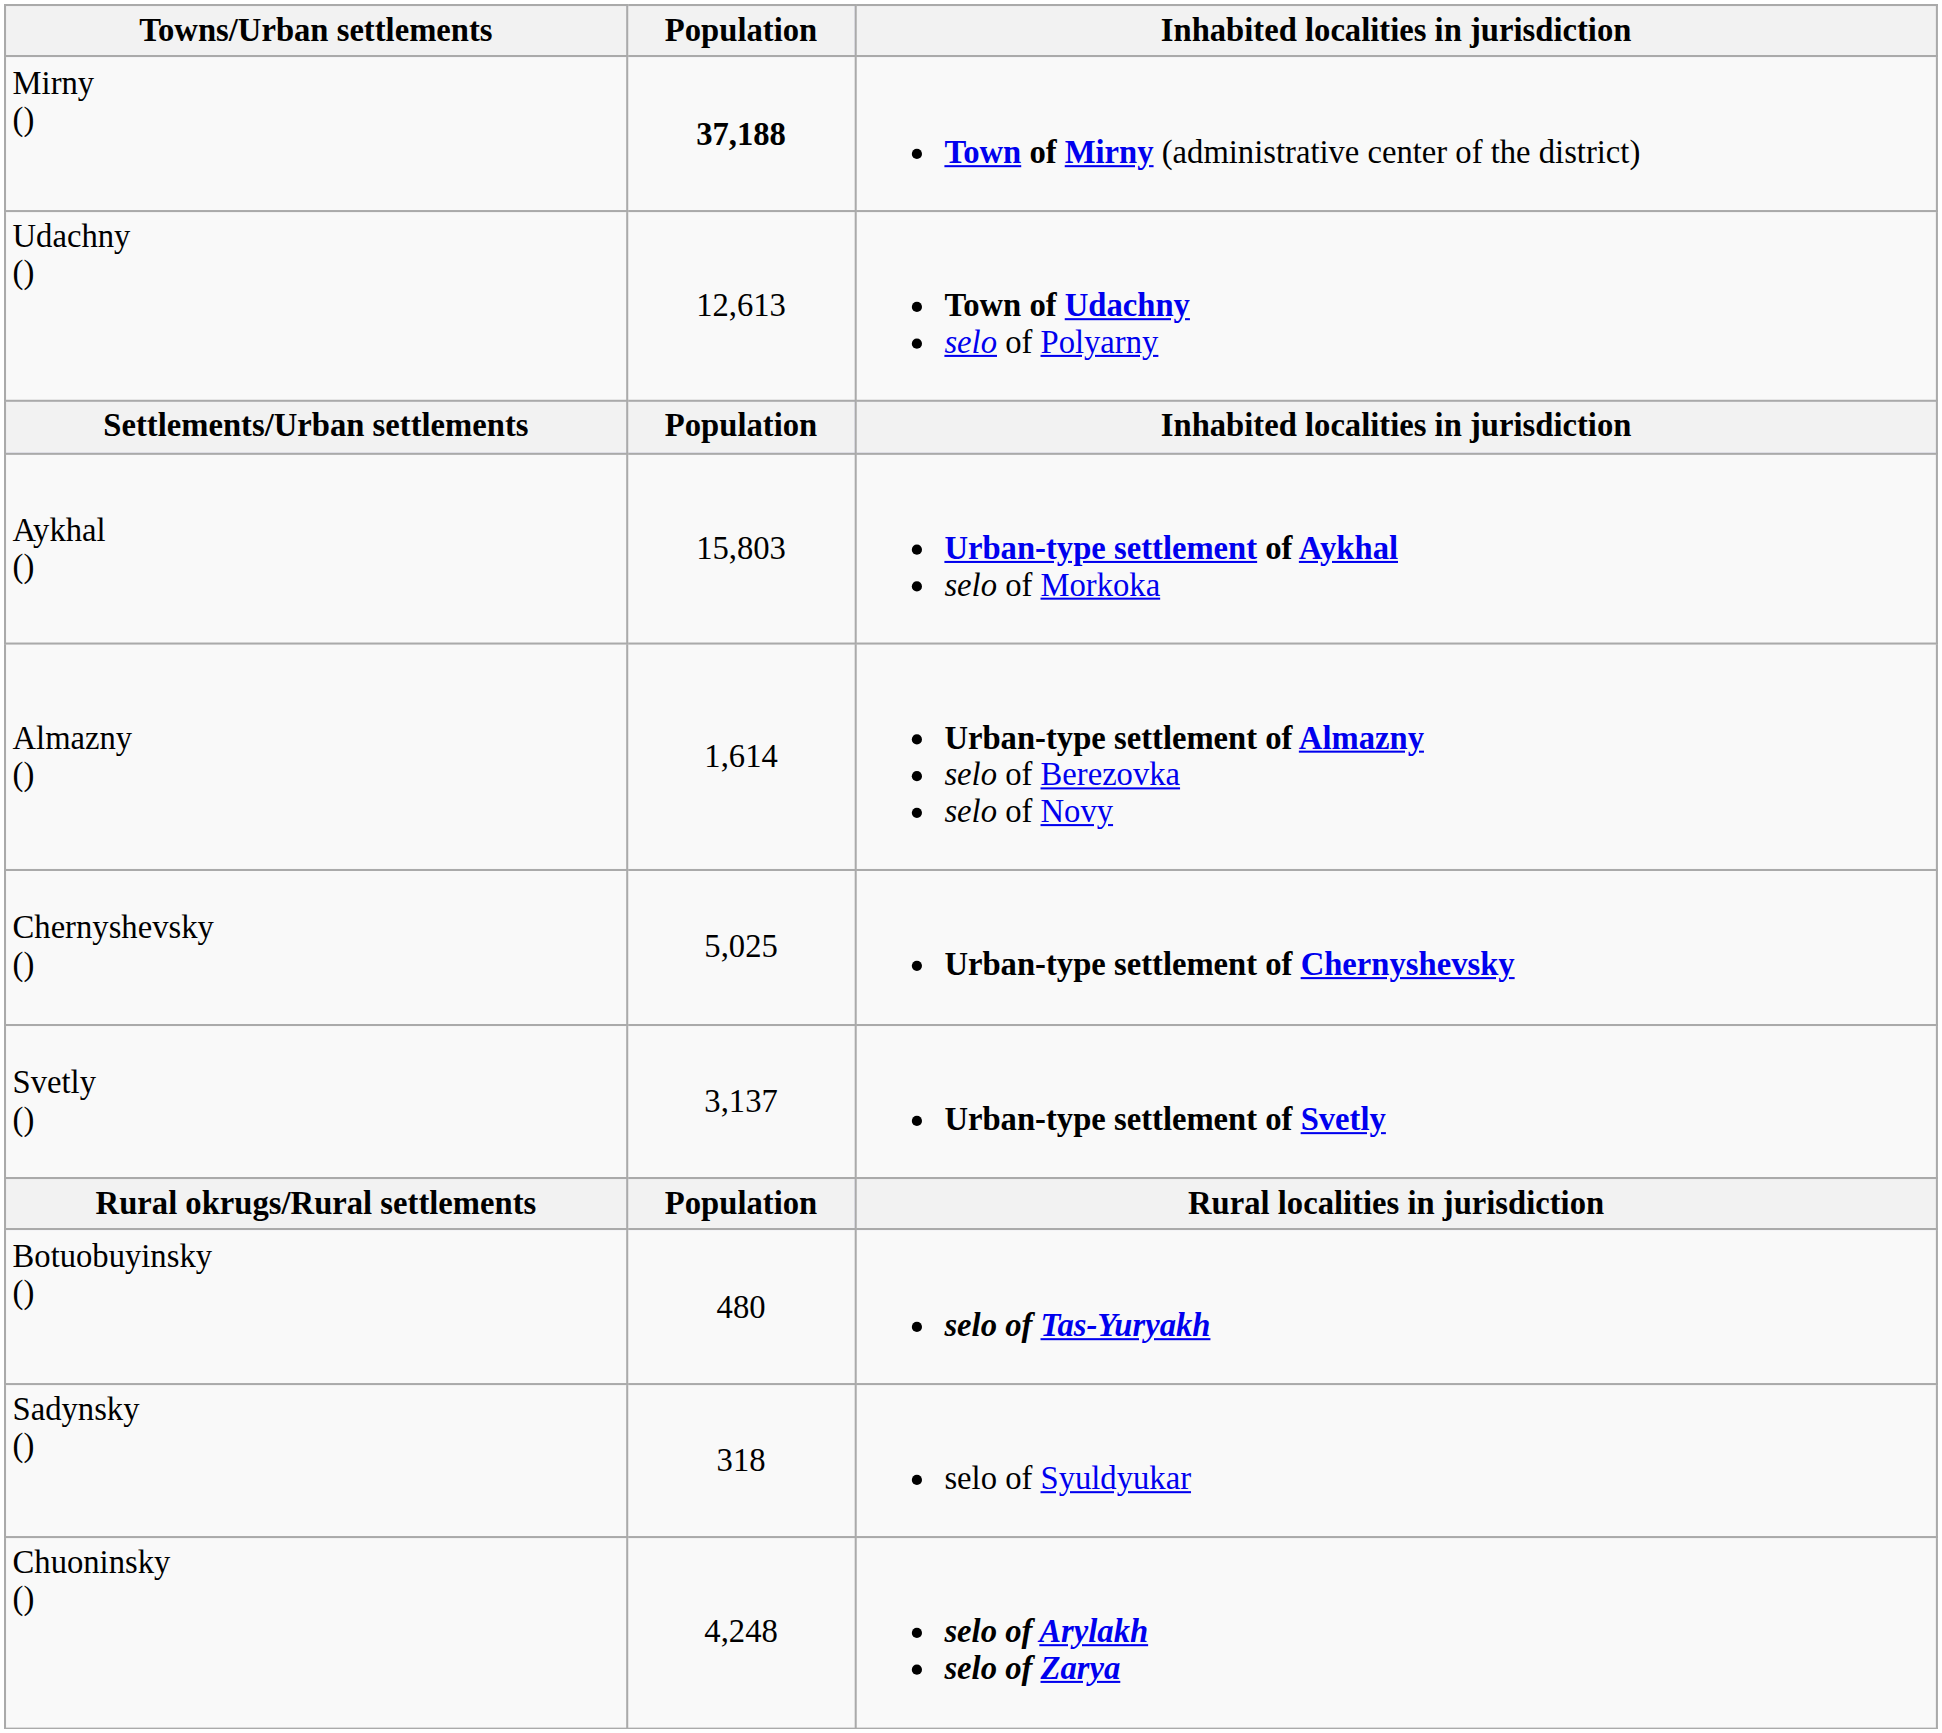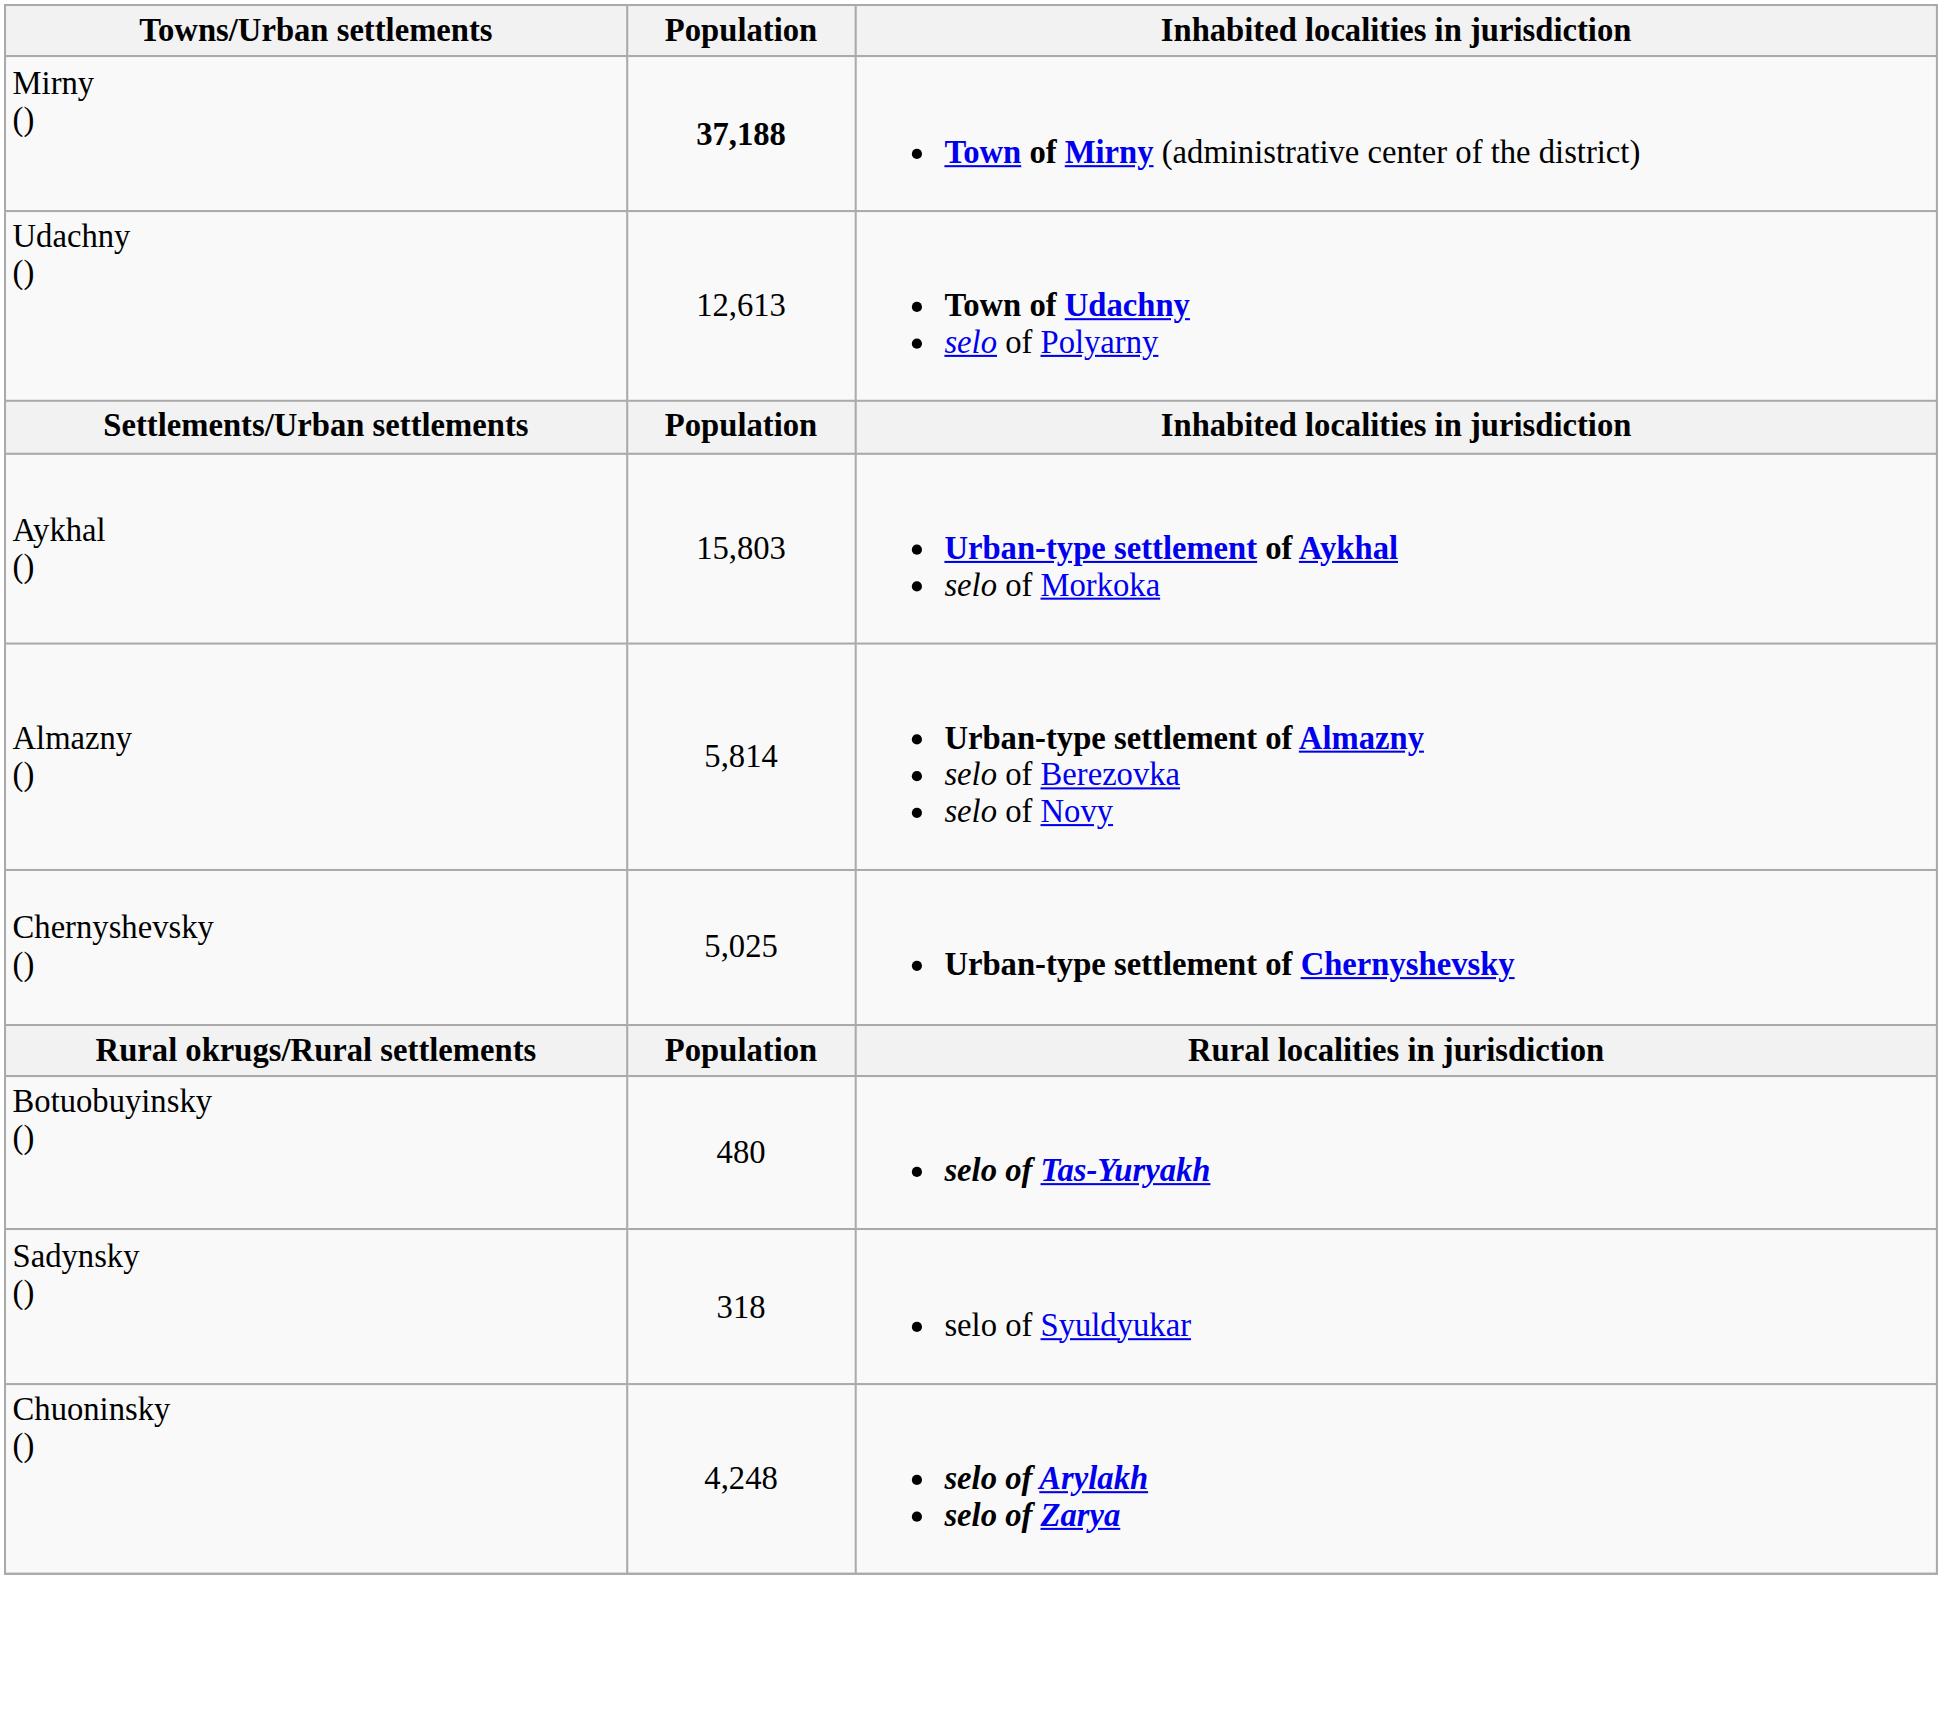(741, 756) 1,614 -> (741, 756) 5,814
- row: (54, 1100)
